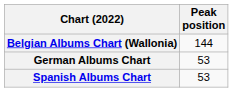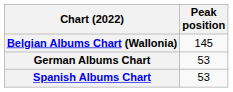(204, 43) 144 -> (204, 43) 145
